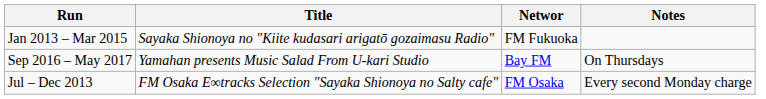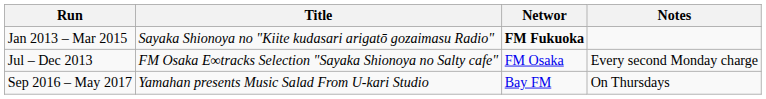(541, 37) normal -> (544, 37) bold
rows swapped: (50, 82) <-> (70, 60)
